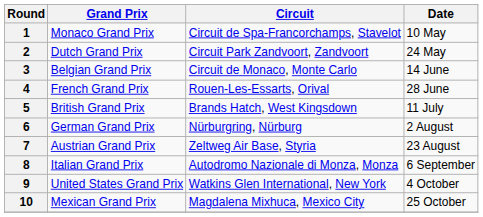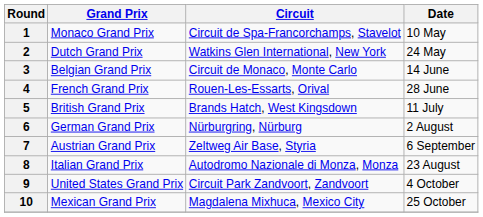(279, 51) Circuit Park Zandvoort, Zandvoort -> (287, 51) Watkins Glen International, New York
(433, 146) 23 August -> (441, 146) 6 September
(441, 164) 6 September -> (433, 164) 23 August
(287, 183) Watkins Glen International, New York -> (279, 183) Circuit Park Zandvoort, Zandvoort
